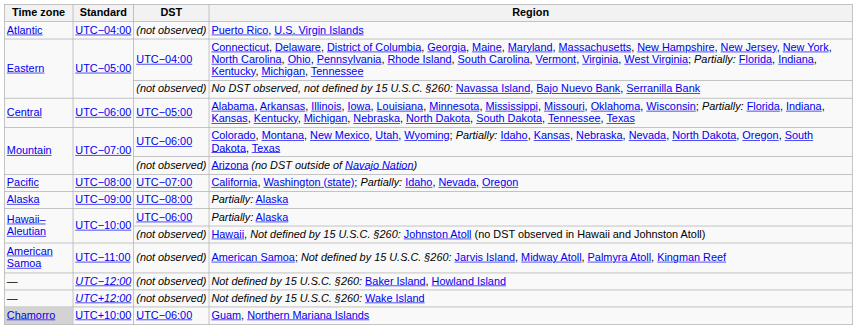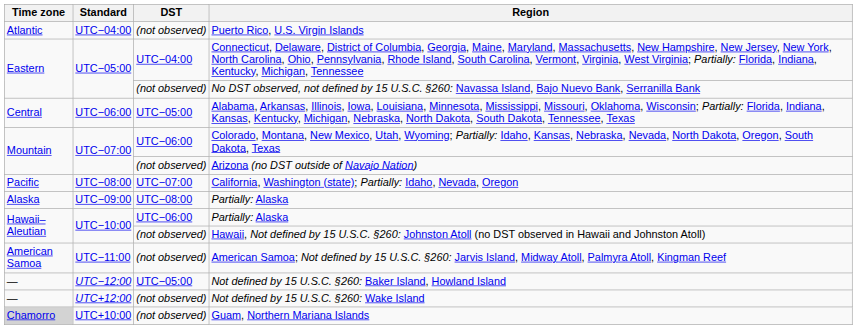(171, 281) (not observed) -> (164, 281) UTC−05:00
(164, 315) UTC−06:00 -> (171, 315) (not observed)
